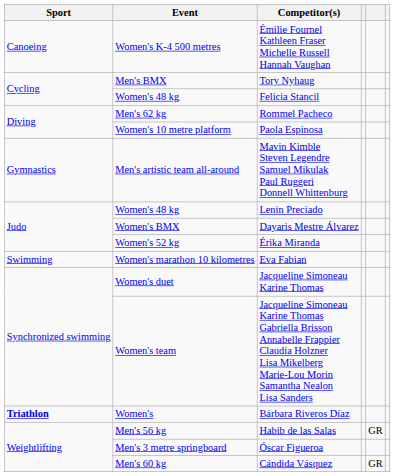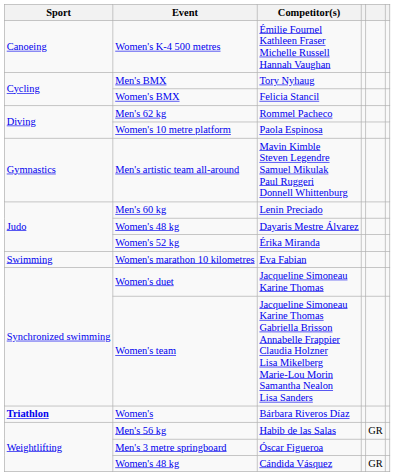(147, 97) Women's 48 kg -> (147, 97) Women's BMX
(147, 210) Women's 48 kg -> (141, 210) Men's 60 kg
(147, 226) Women's BMX -> (147, 226) Women's 48 kg
(141, 463) Men's 60 kg -> (147, 463) Women's 48 kg
